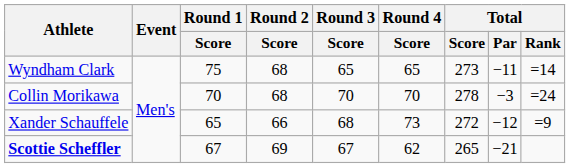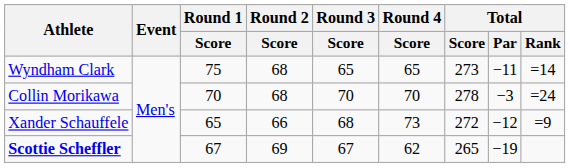(505, 149) −21 -> (505, 149) −19
